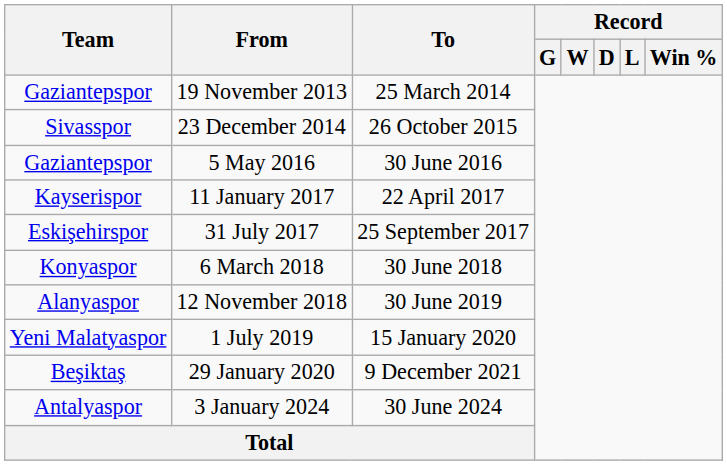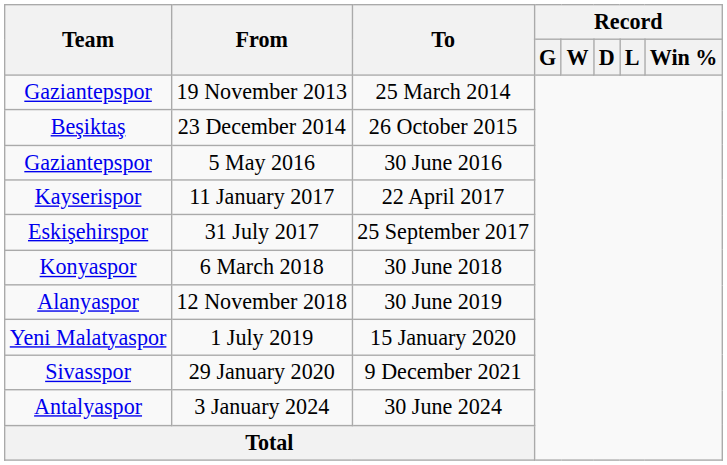(88, 127) Sivasspor -> (88, 127) Beşiktaş
(88, 372) Beşiktaş -> (88, 372) Sivasspor
